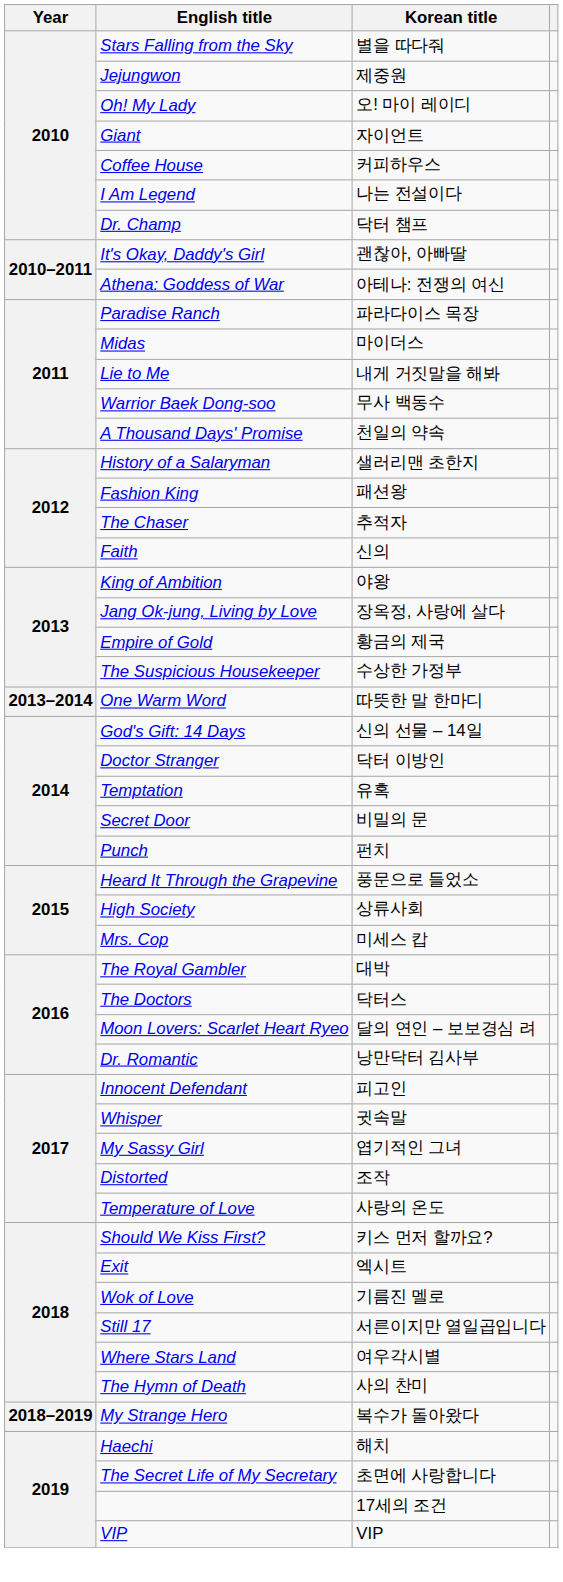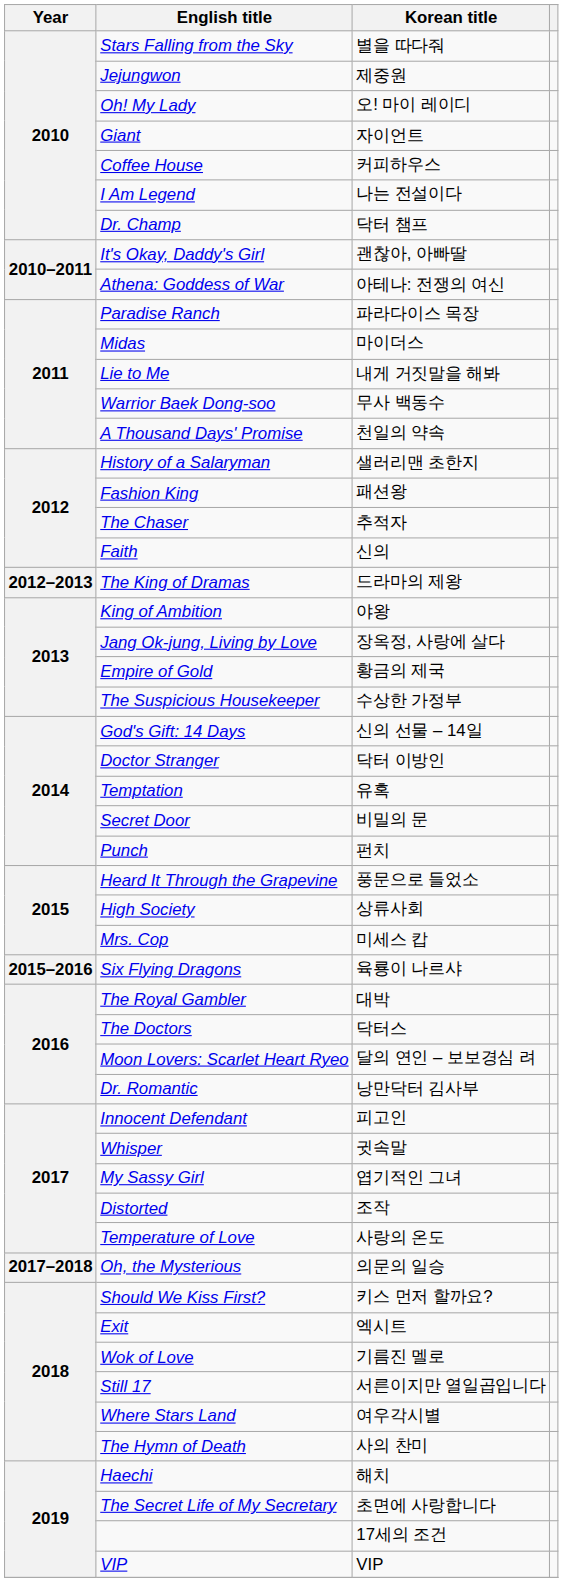+ row: (175, 582)
- row: (163, 701)
+ row: (171, 969)
+ row: (171, 1267)
- row: (164, 1416)
